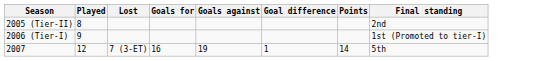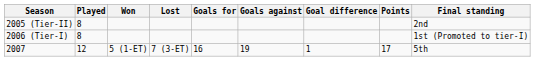+ column: (128, 11)
(79, 37) 9 -> (79, 37) 8
(344, 50) 14 -> (386, 50) 17
